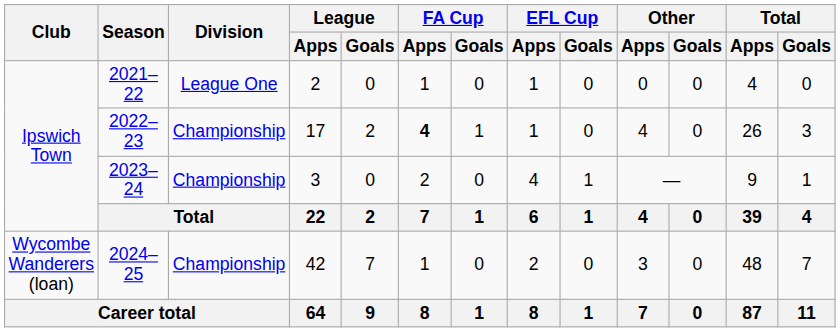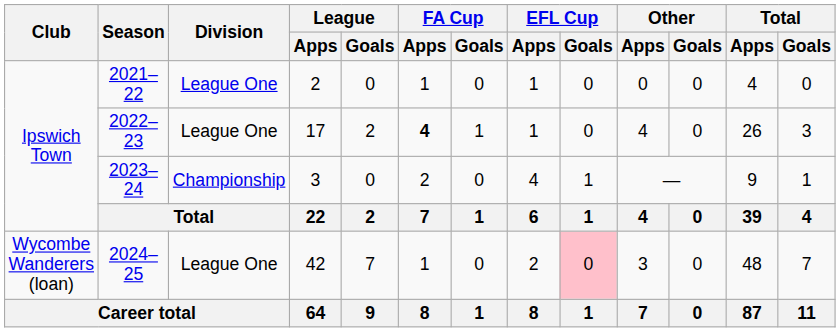(229, 131) Championship -> (229, 131) League One
(229, 265) Championship -> (229, 265) League One
(588, 265) no background -> (588, 265) pink background
